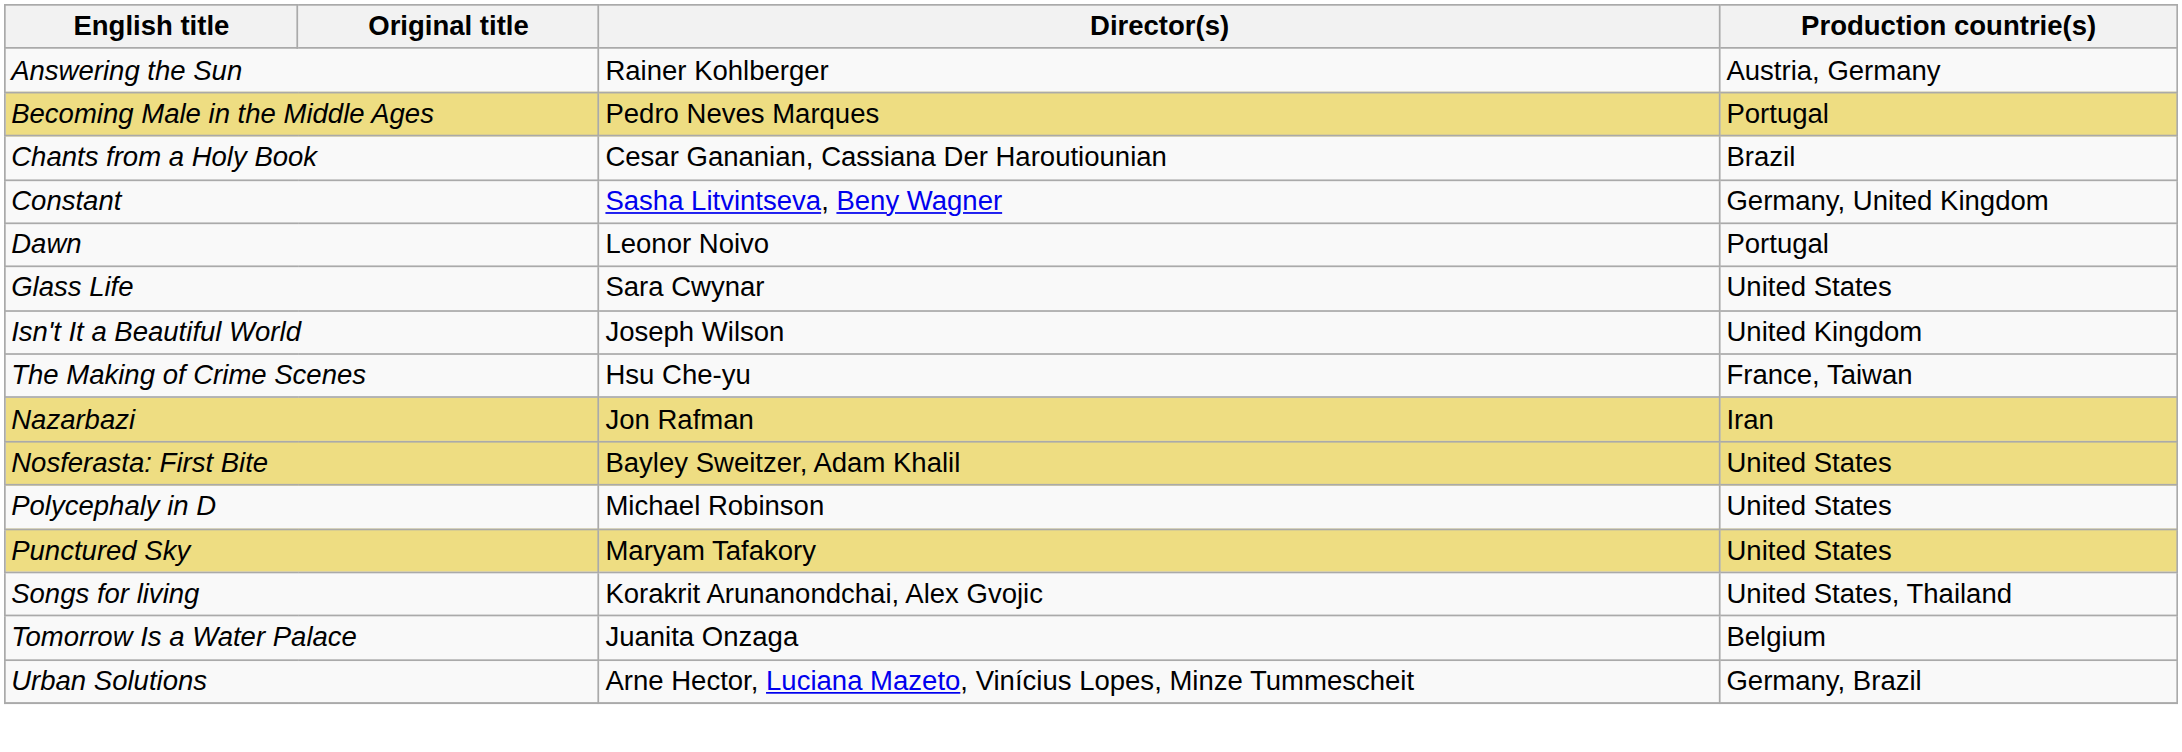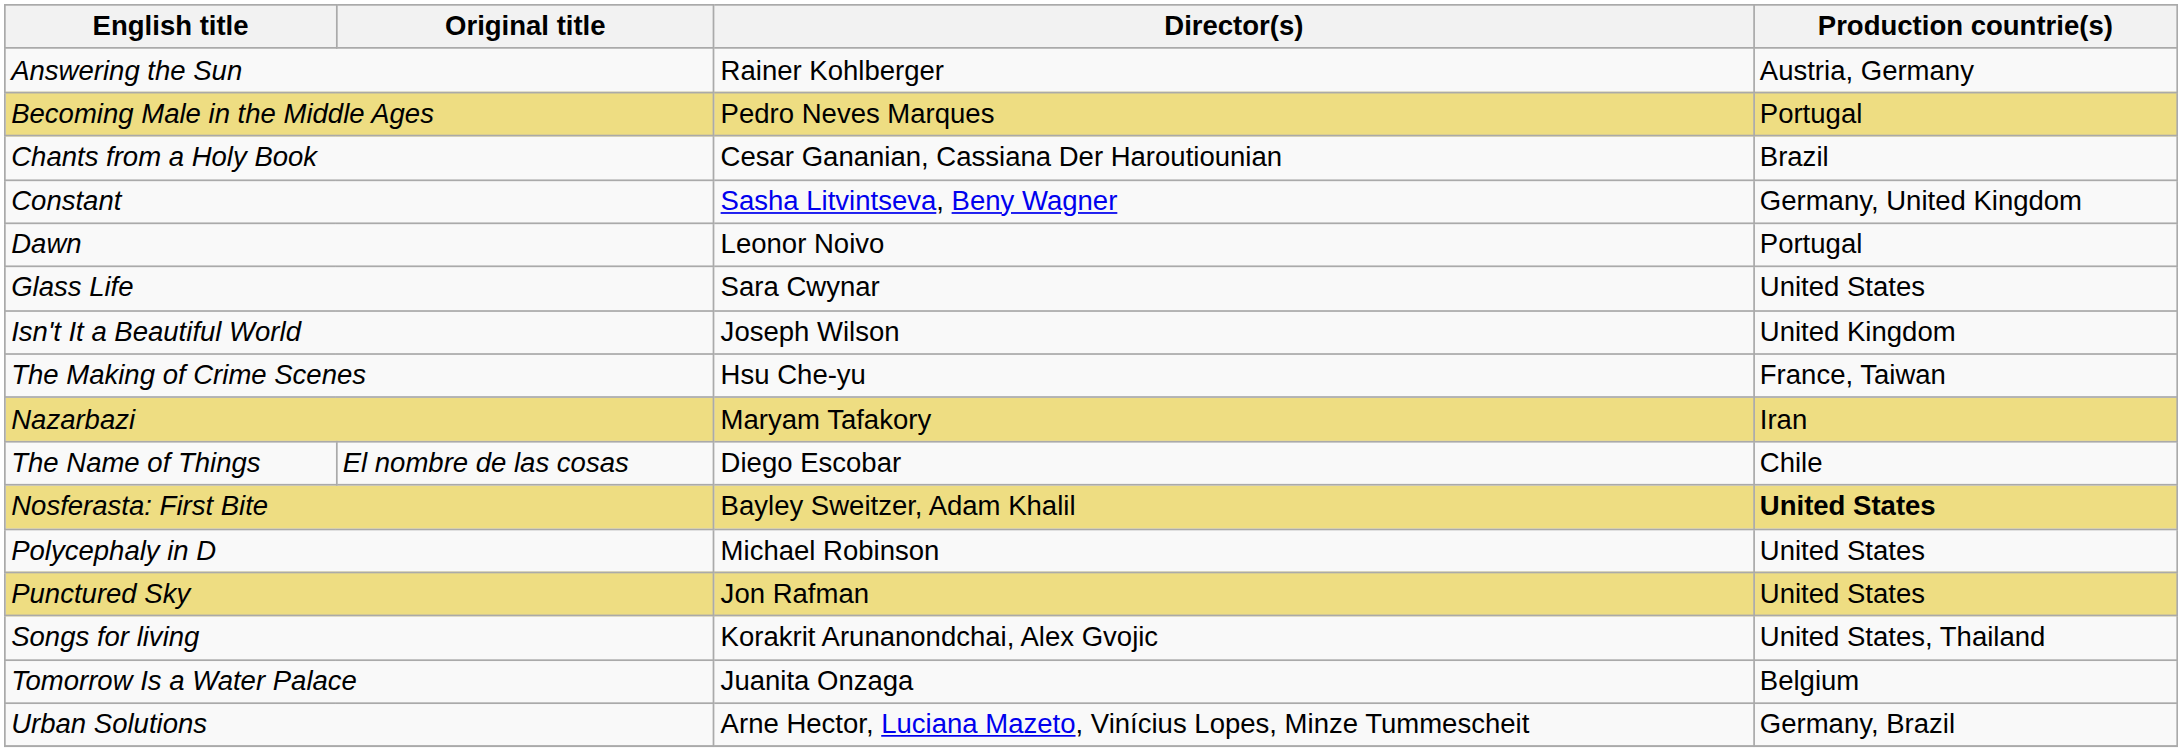(680, 419) Jon Rafman -> (826, 419) Maryam Tafakory
+ row: (136, 462)
(1809, 462) normal -> (1848, 506) bold
(711, 550) Maryam Tafakory -> (795, 593) Jon Rafman
